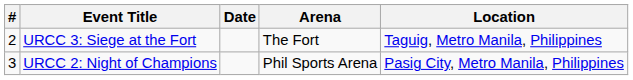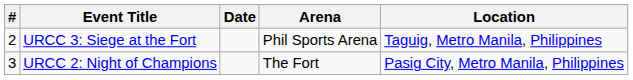(291, 40) The Fort -> (320, 40) Phil Sports Arena
(320, 63) Phil Sports Arena -> (291, 63) The Fort
